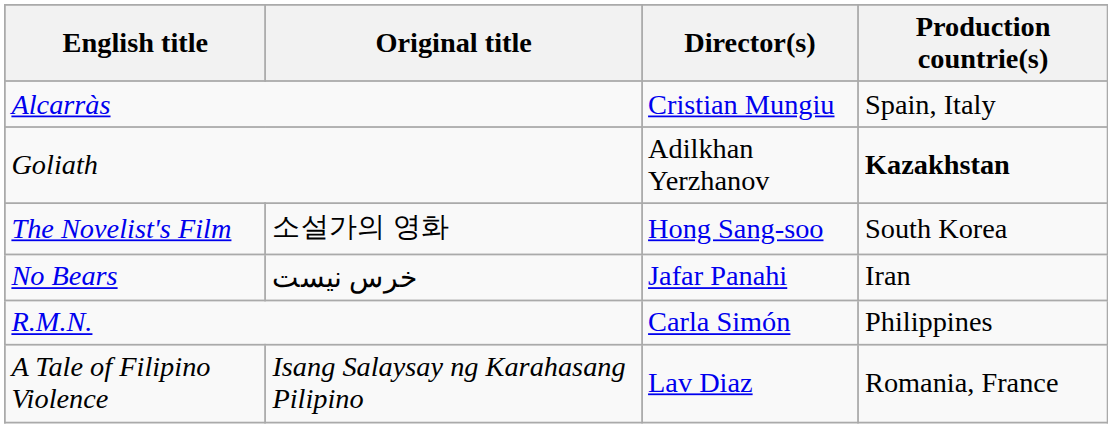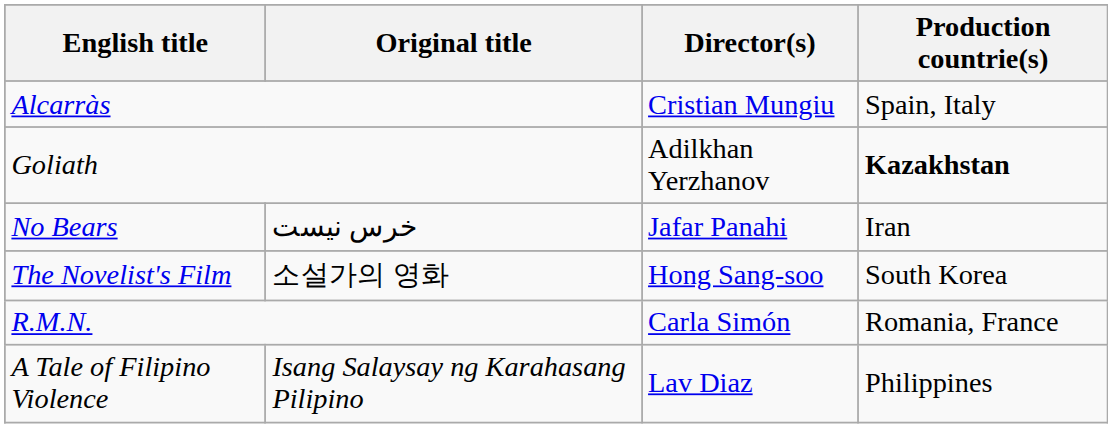rows swapped: (65, 276) <-> (121, 228)
(929, 322) Philippines -> (962, 322) Romania, France
(962, 383) Romania, France -> (929, 383) Philippines
